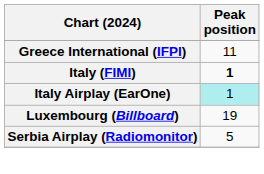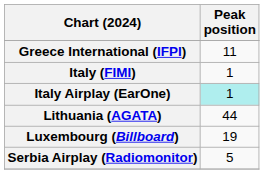(230, 72) bold -> (230, 72) normal
+ row: (102, 115)
